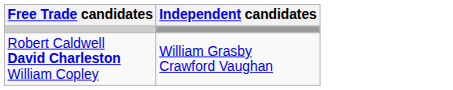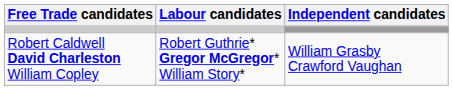+ column: (220, 15)
